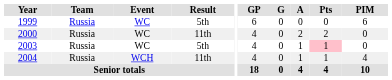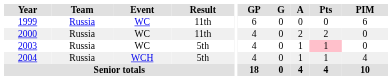(203, 22) 5th -> (203, 22) 11th
(203, 58) 11th -> (203, 58) 5th
